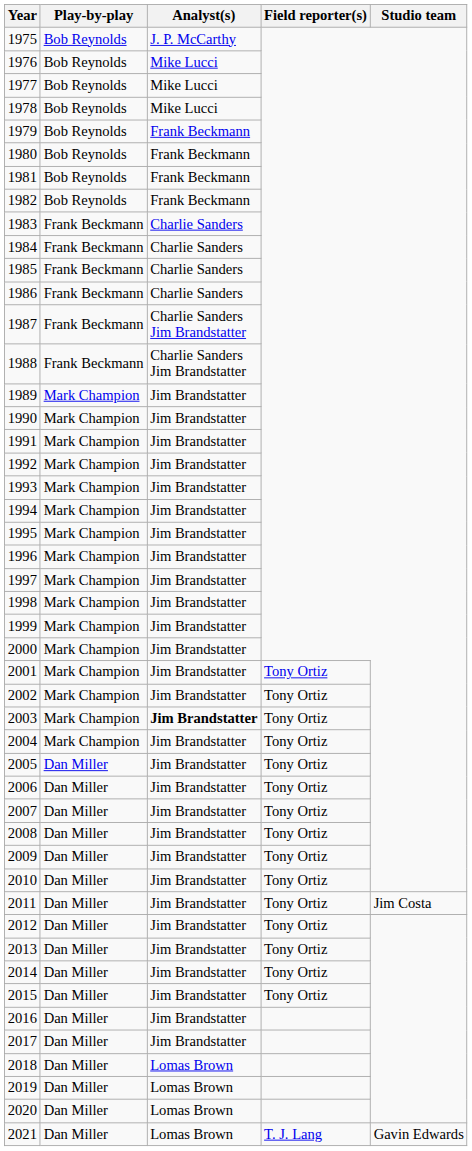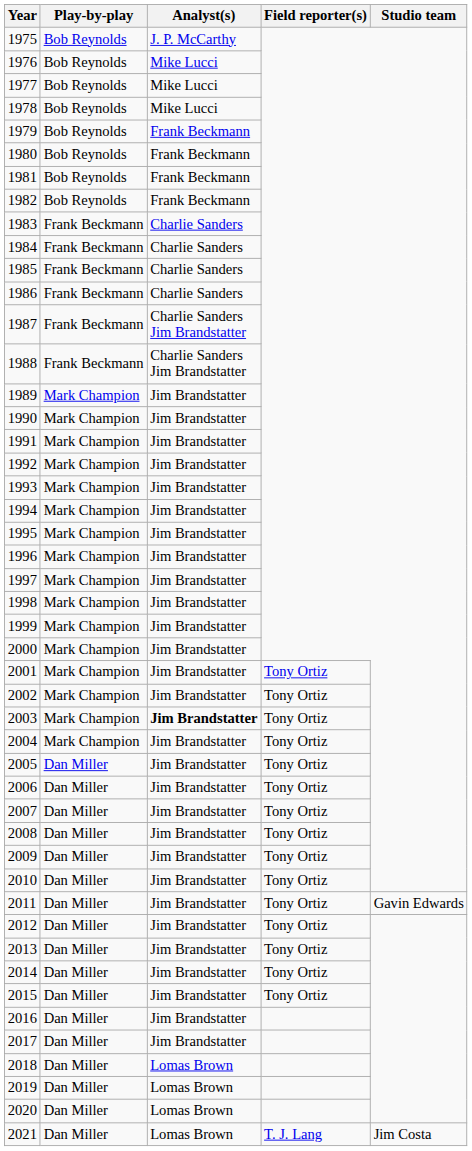(403, 903) Jim Costa -> (419, 903) Gavin Edwards
(419, 1134) Gavin Edwards -> (403, 1134) Jim Costa
